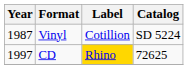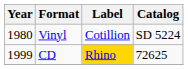(20, 34) 1987 -> (20, 34) 1980
(20, 54) 1997 -> (20, 54) 1999
